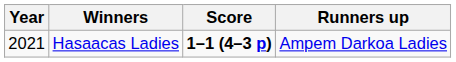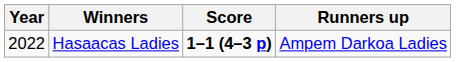(27, 43) 2021 -> (27, 43) 2022
